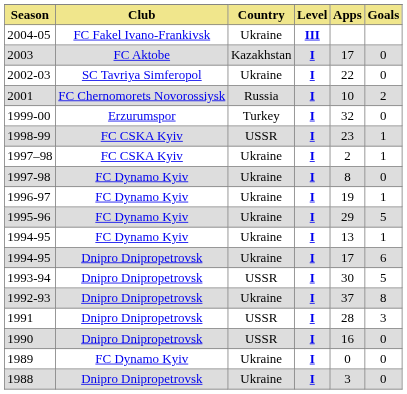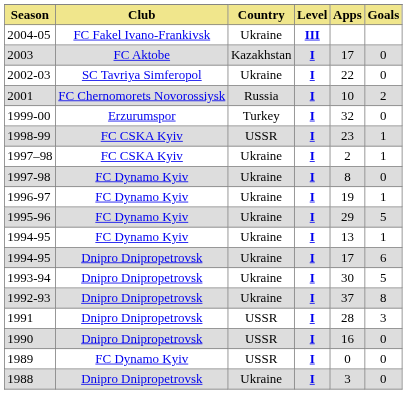(261, 277) USSR -> (261, 277) Ukraine
(261, 358) Ukraine -> (261, 358) USSR
